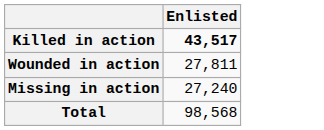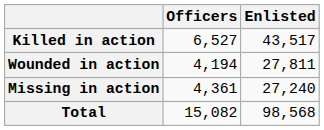+ column: (202, 17)
(211, 41) bold -> (289, 41) normal
